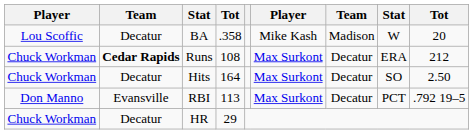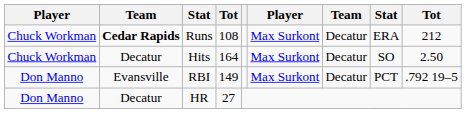- row: (199, 35)
(230, 98) 113 -> (229, 77) 149
(52, 118) Chuck Workman -> (52, 98) Don Manno
(230, 118) 29 -> (229, 98) 27
